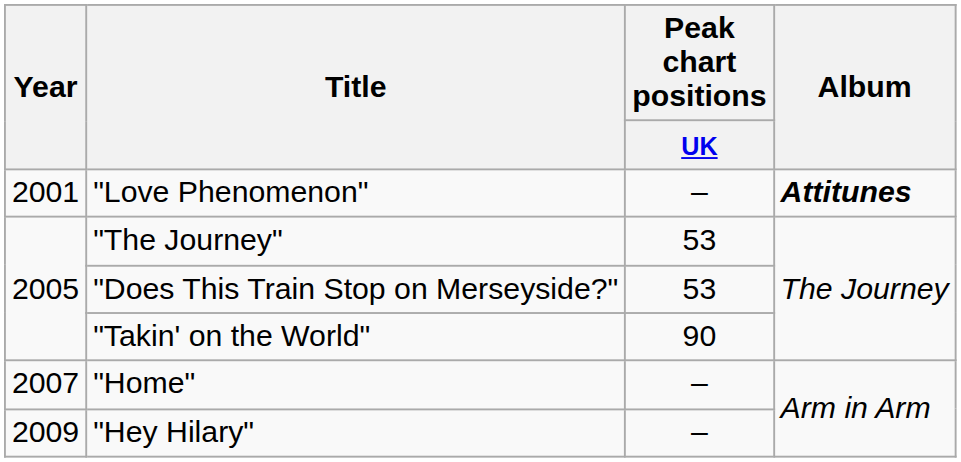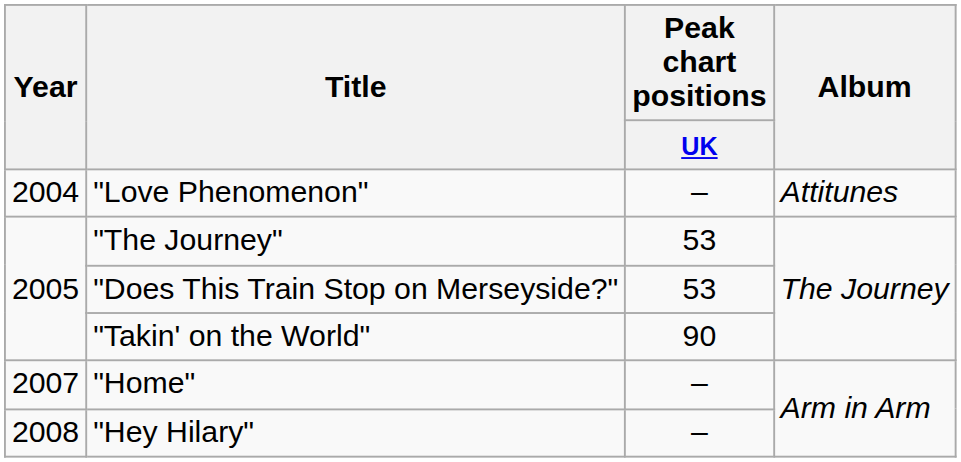(46, 192) 2001 -> (46, 192) 2004
(846, 192) bold -> (839, 192) normal
(46, 432) 2009 -> (46, 432) 2008
